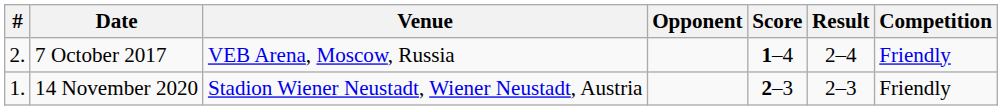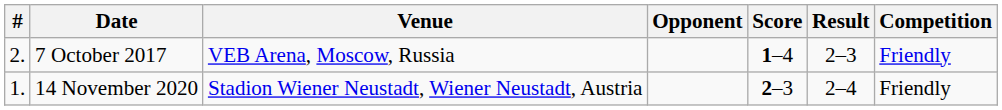(841, 54) 2–4 -> (841, 54) 2–3
(841, 88) 2–3 -> (841, 88) 2–4
